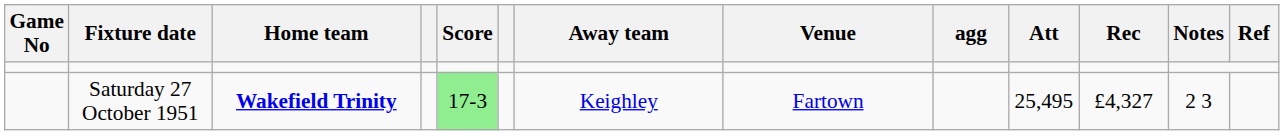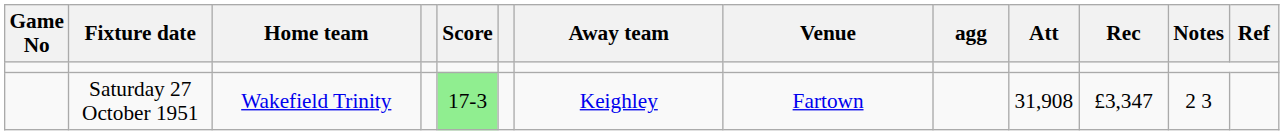(316, 100) bold -> (316, 100) normal
(1044, 100) 25,495 -> (1044, 100) 31,908
(1124, 100) £4,327 -> (1124, 100) £3,347
